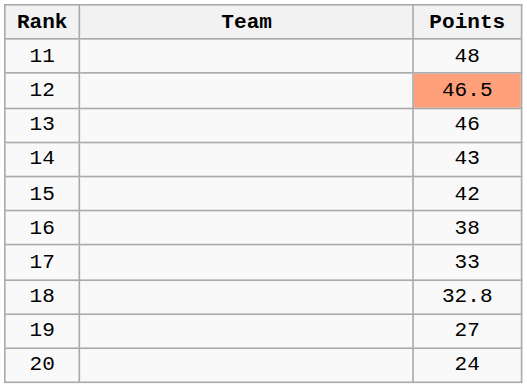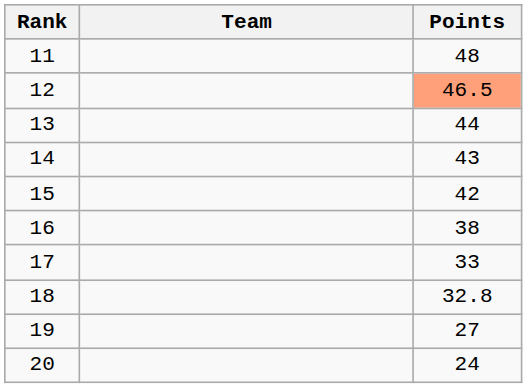(467, 125) 46 -> (467, 125) 44
